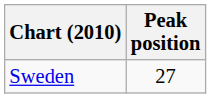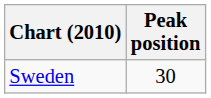(166, 76) 27 -> (166, 76) 30
